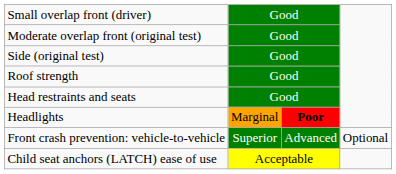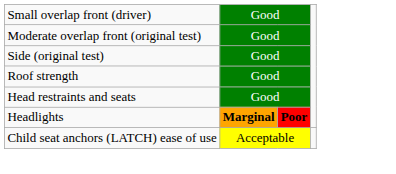(255, 117) normal -> (249, 117) bold
- row: (116, 138)
